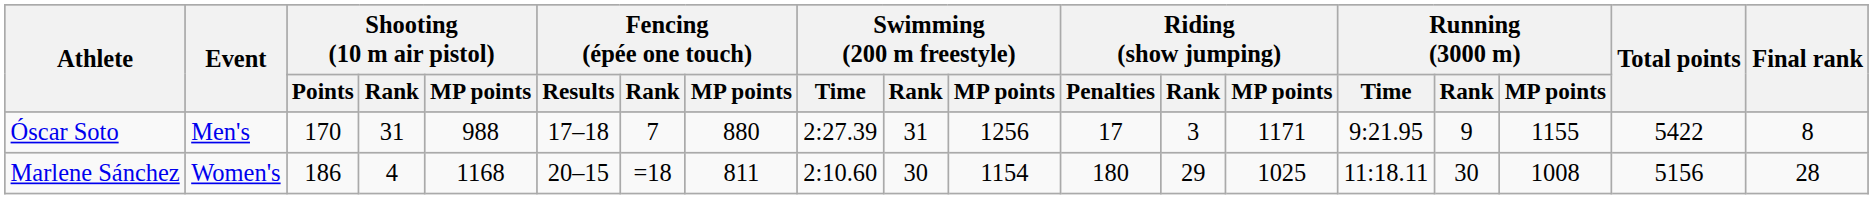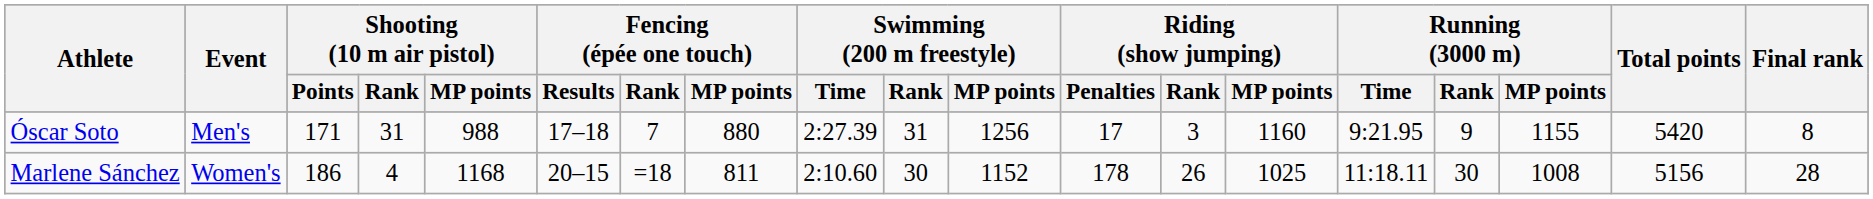(323, 132) 170 -> (323, 132) 171
(1282, 132) 1171 -> (1282, 132) 1160
(1679, 132) 5422 -> (1679, 132) 5420
(1004, 172) 1154 -> (1004, 172) 1152
(1111, 172) 180 -> (1111, 172) 178
(1193, 172) 29 -> (1193, 172) 26
